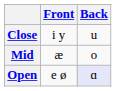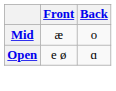- row: (22, 34)
(94, 75) lavender background -> (94, 55) no background
